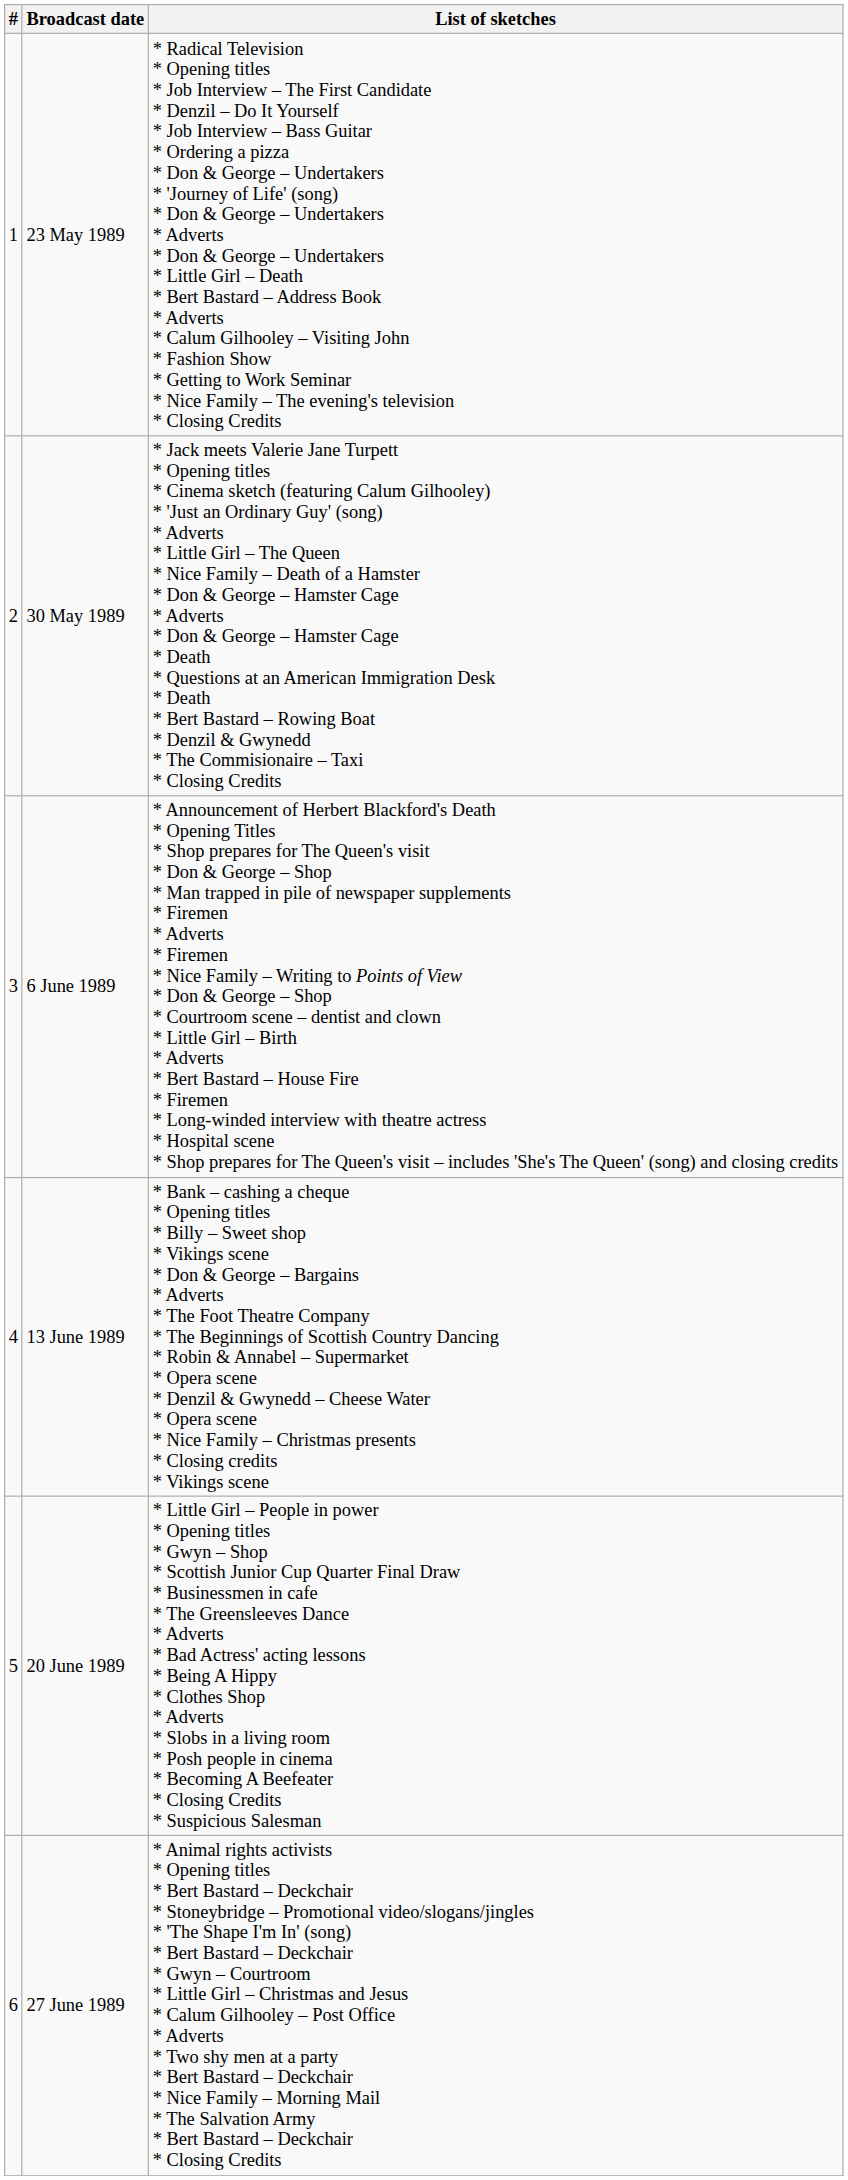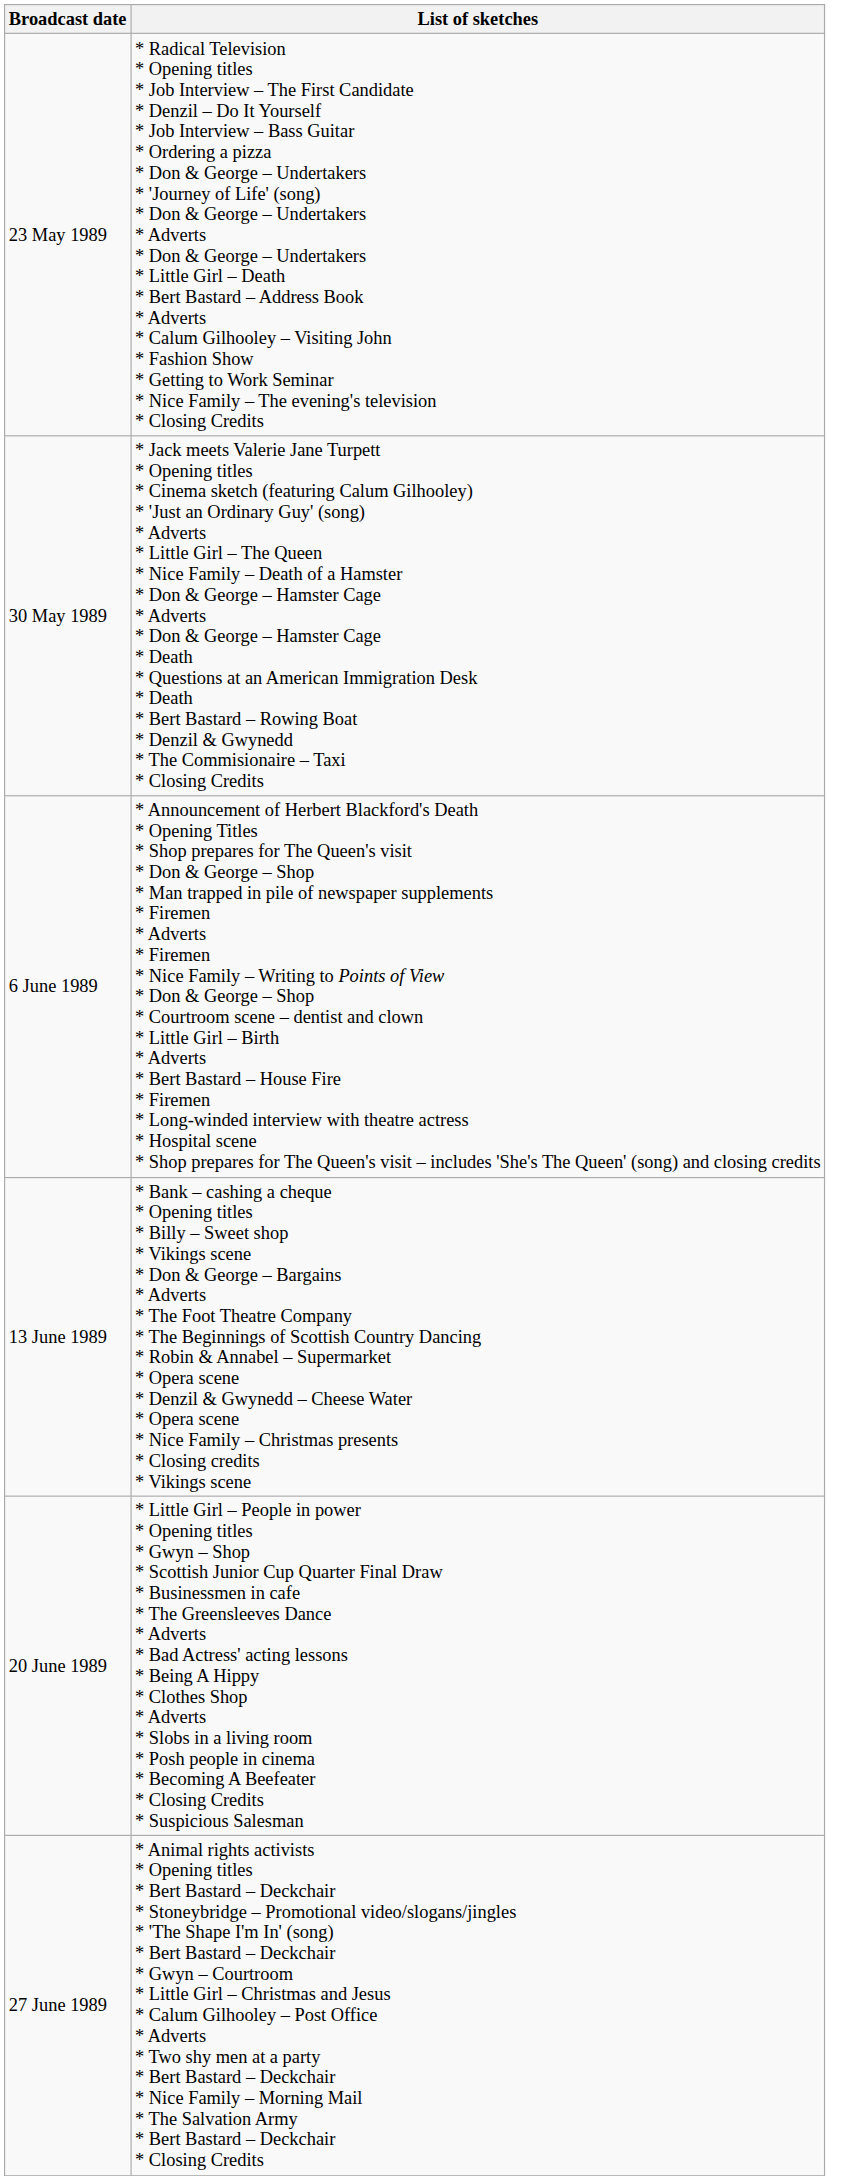- column: (13, 19)
